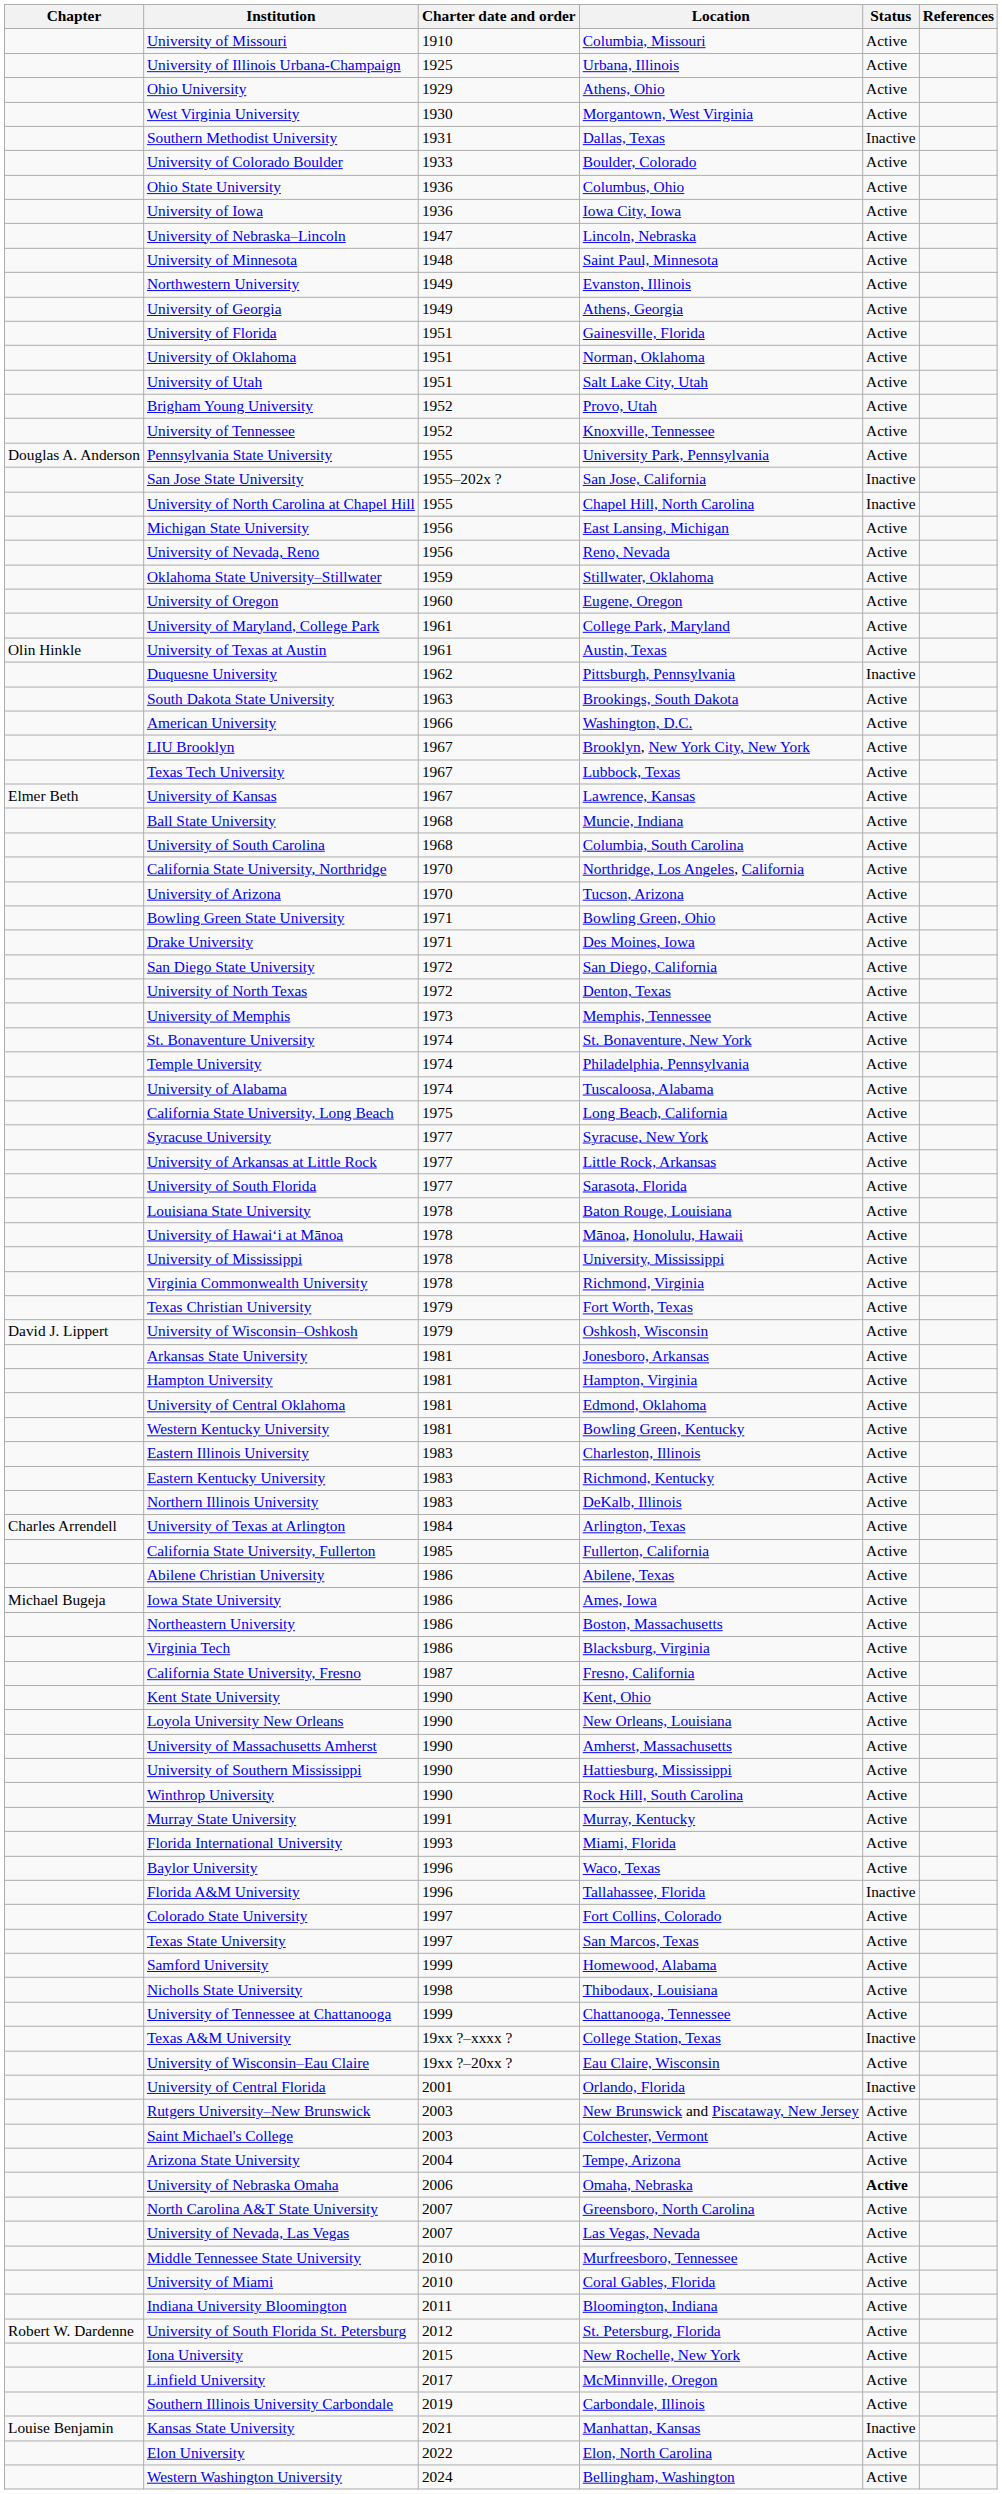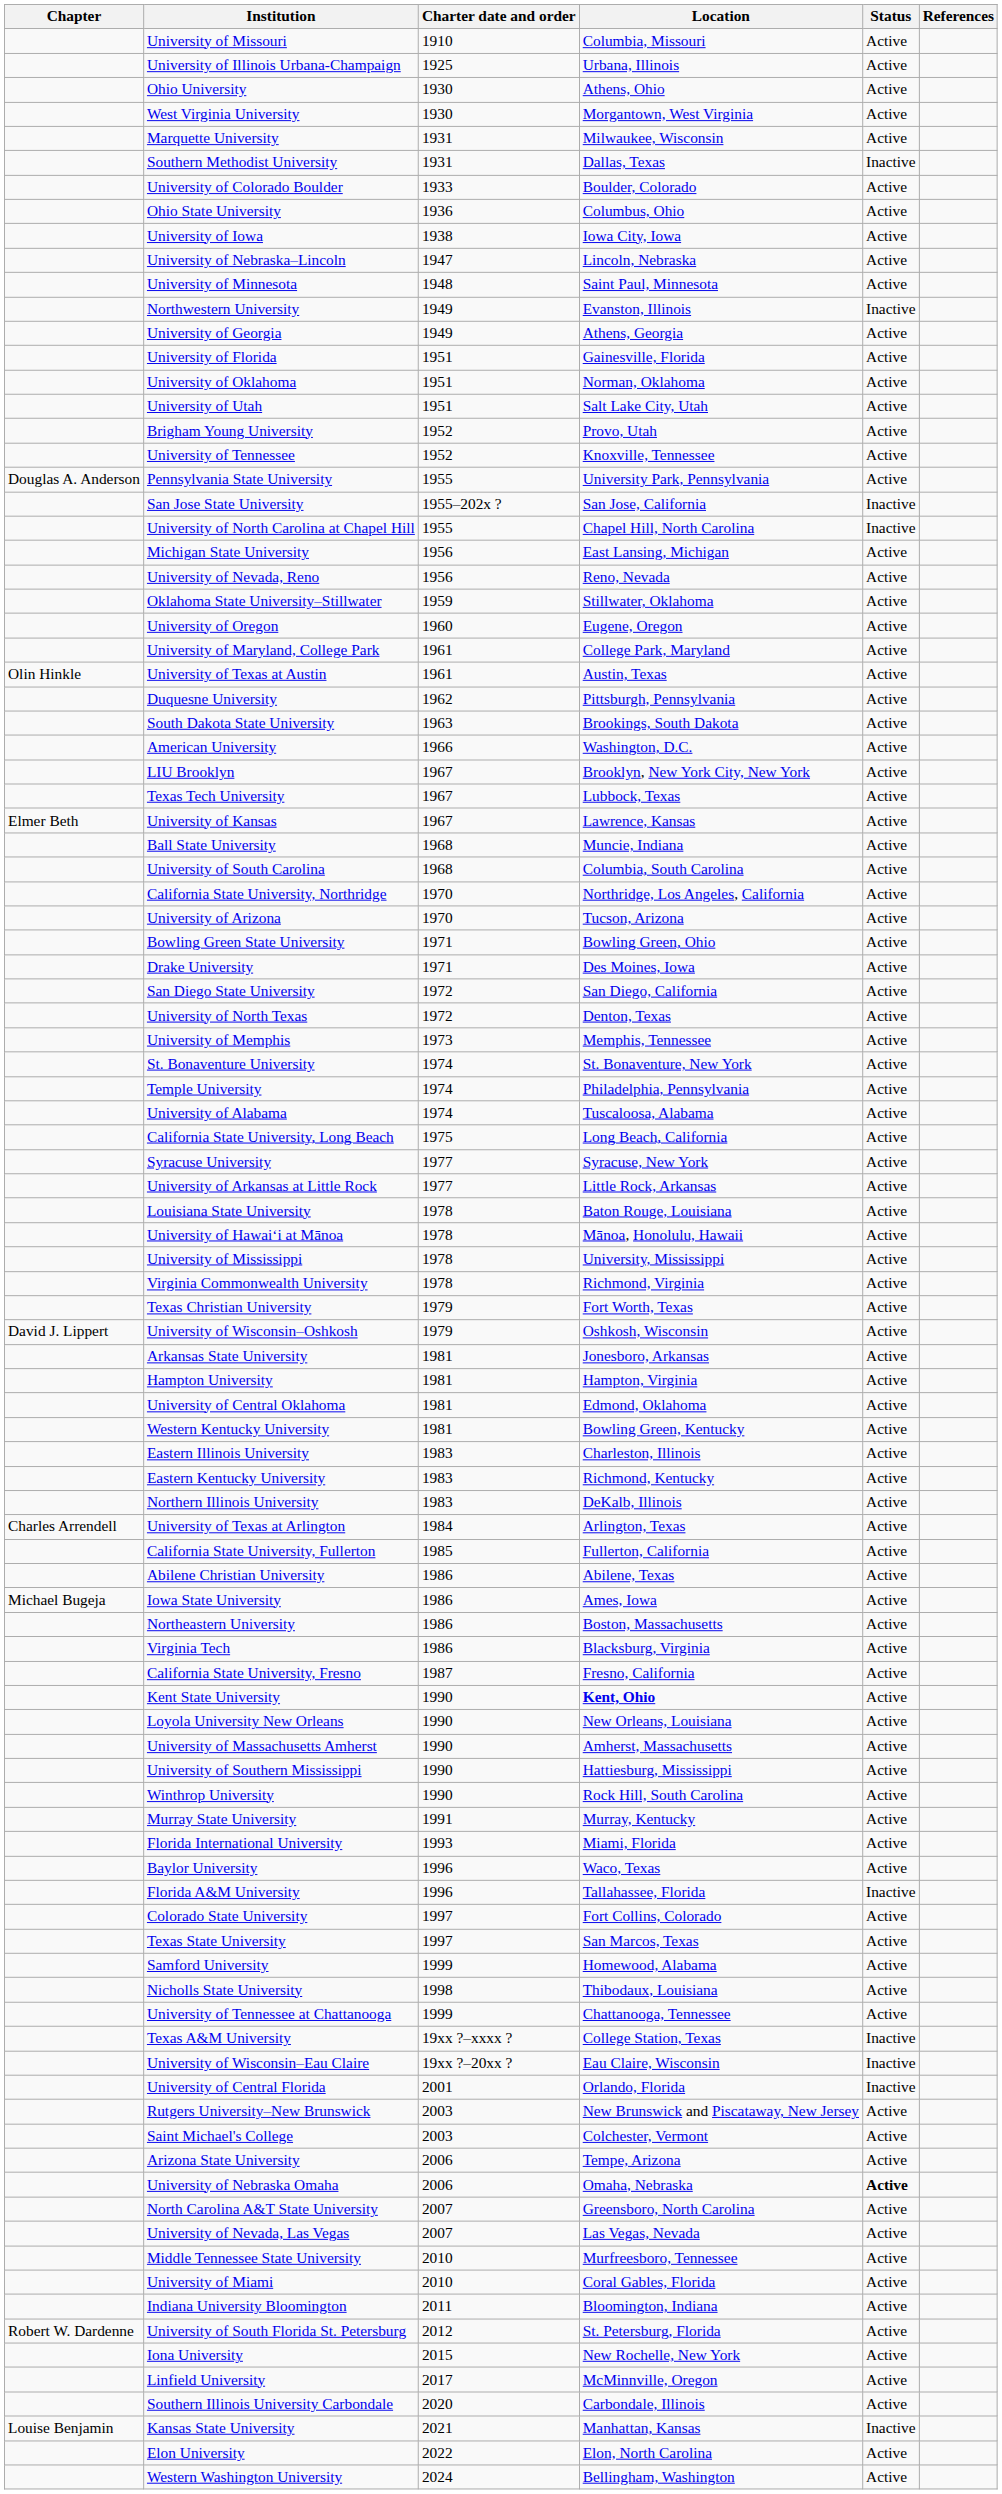(437, 89) 1929 -> (437, 89) 1930
+ row: (213, 138)
(437, 211) 1936 -> (437, 235) 1938
(887, 284) Active -> (891, 308) Inactive
(891, 674) Inactive -> (887, 698) Active
- row: (232, 1185)
(617, 1697) normal -> (619, 1697) bold
(887, 2062) Active -> (891, 2062) Inactive
(437, 2160) 2004 -> (437, 2160) 2006
(437, 2403) 2019 -> (437, 2403) 2020
